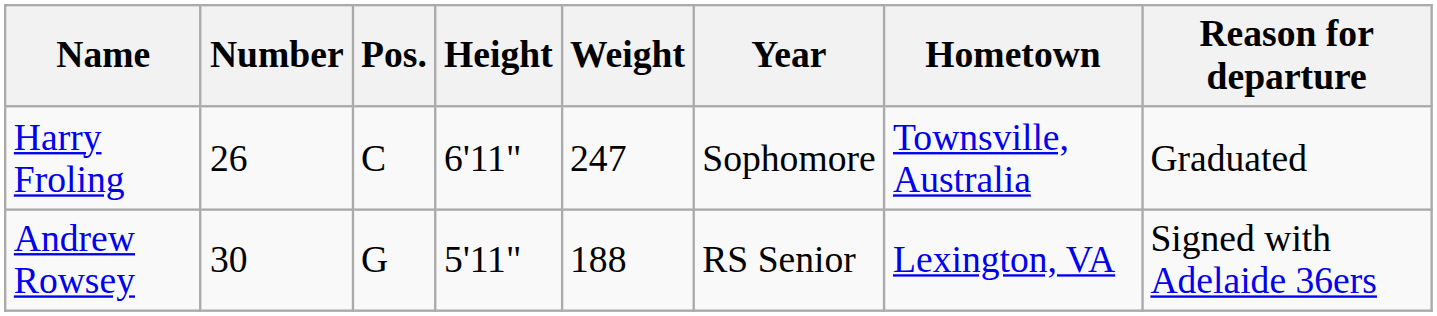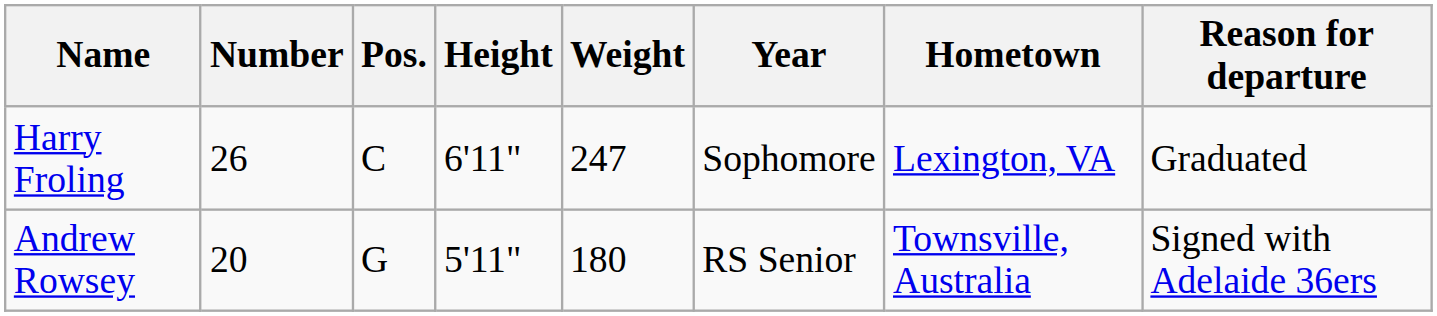(981, 157) Townsville, Australia -> (1004, 157) Lexington, VA
(229, 259) 30 -> (229, 259) 20
(598, 259) 188 -> (598, 259) 180
(1004, 259) Lexington, VA -> (981, 259) Townsville, Australia
